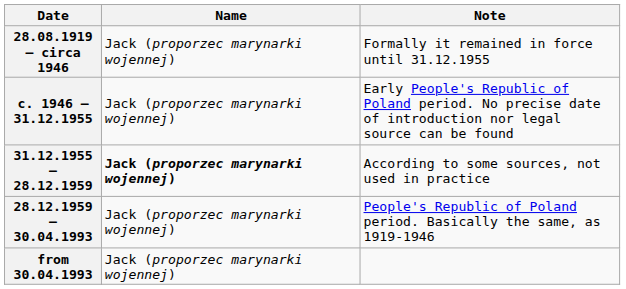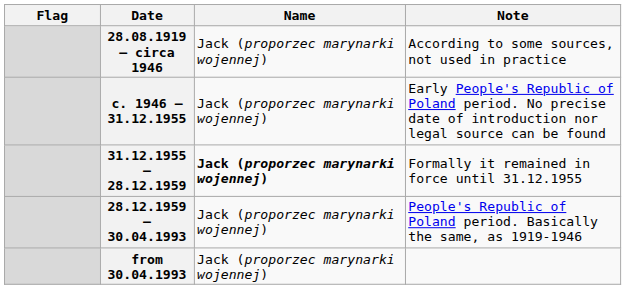+ column: (52, 15)
(478, 52) Formally it remained in force until 31.12.1955 -> (511, 52) According to some sources, not used in practice
(482, 170) According to some sources, not used in practice -> (499, 170) Formally it remained in force until 31.12.1955
